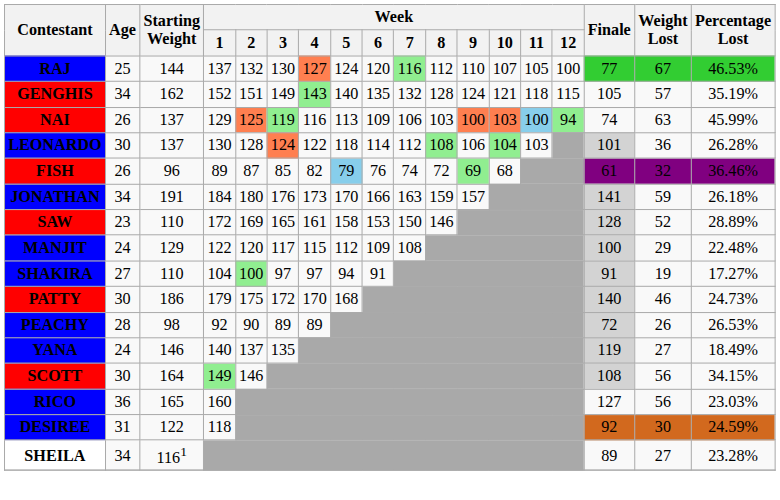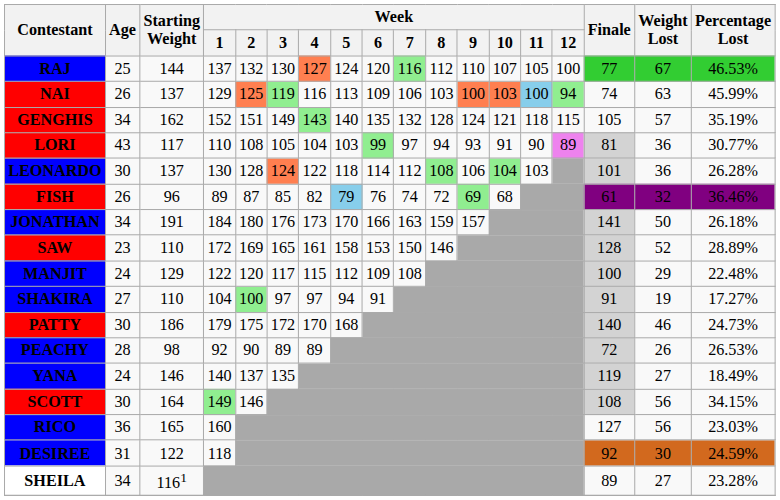rows swapped: (55, 119) <-> (55, 94)
+ row: (55, 145)
(663, 196) 59 -> (663, 222) 50
